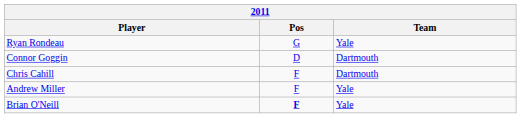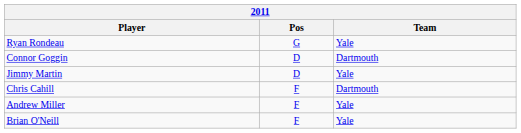+ row: (34, 74)
(297, 105) bold -> (297, 120) normal
